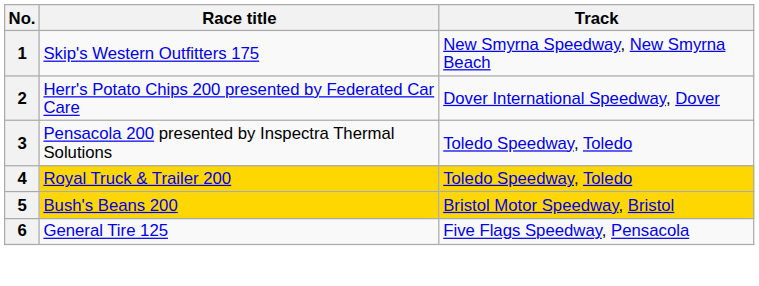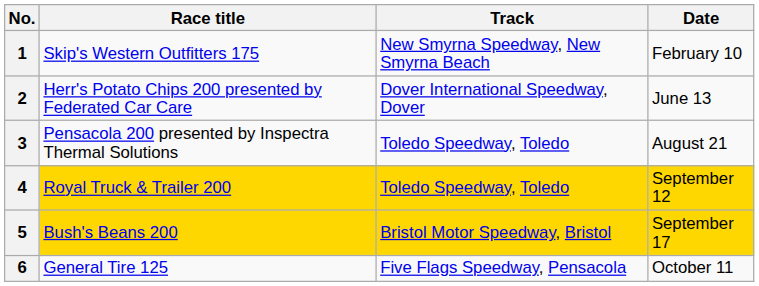+ column: (701, 17)
